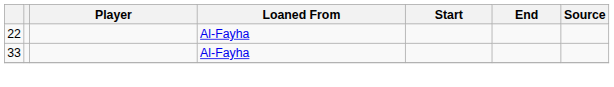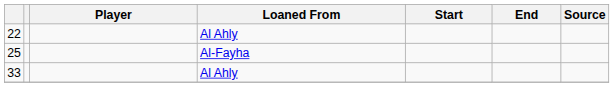(225, 34) Al-Fayha -> (219, 34) Al Ahly
+ row: (14, 53)
(225, 53) Al-Fayha -> (219, 73) Al Ahly
